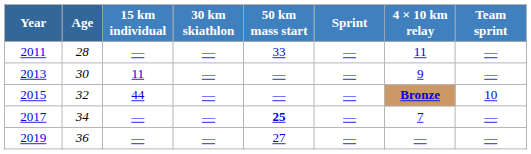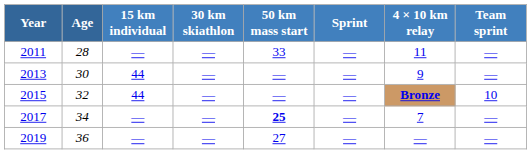(138, 74) 11 -> (138, 74) 44
